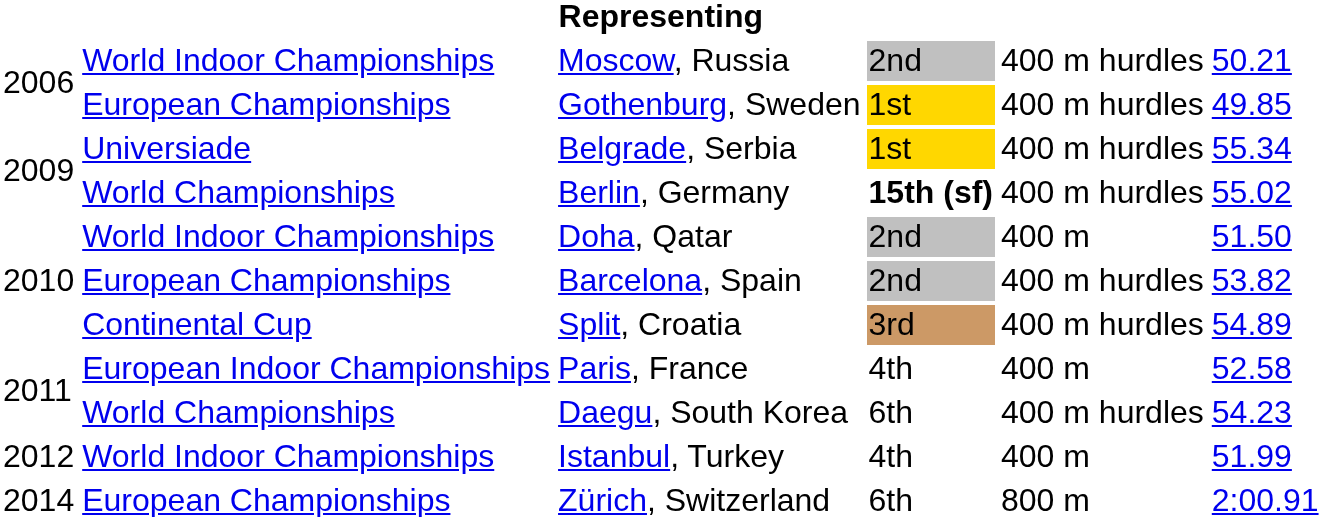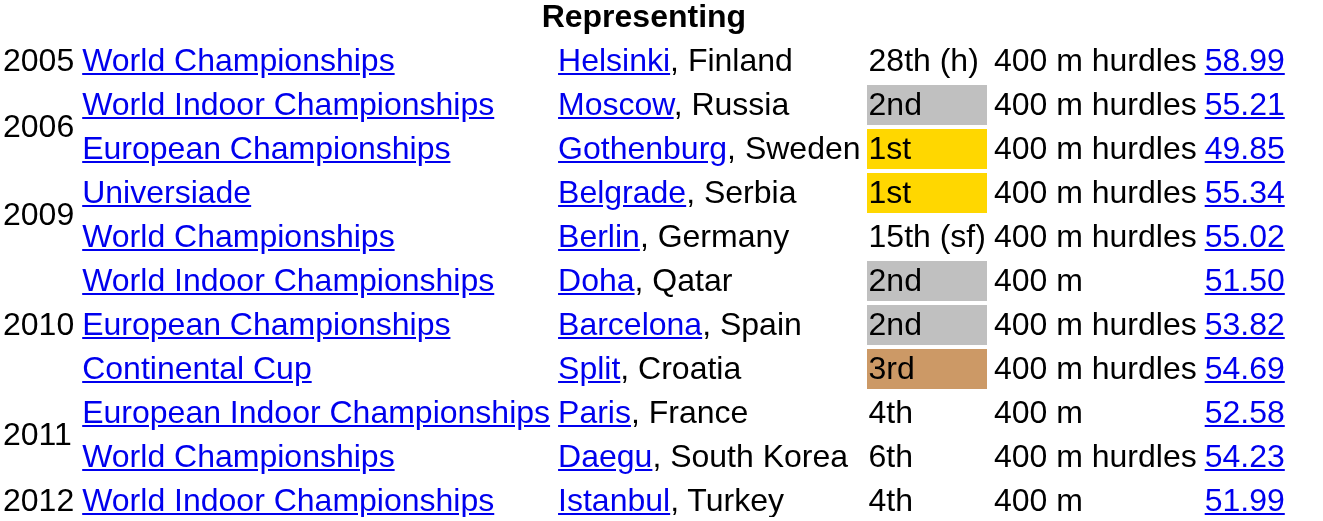+ row: (675, 60)
(1252, 60) 50.21 -> (1245, 104) 55.21
(931, 192) bold -> (927, 236) normal
(1252, 324) 54.89 -> (1245, 368) 54.69
- row: (694, 500)
